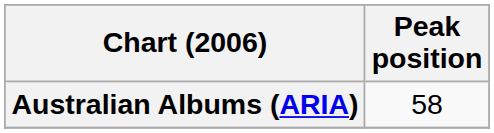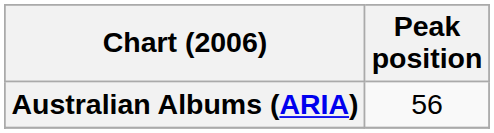(427, 104) 58 -> (427, 104) 56
